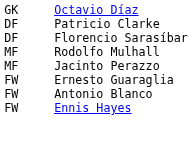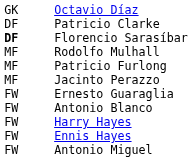(11, 38) normal -> (11, 38) bold
+ row: (110, 66)
+ row: (93, 122)
+ row: (103, 150)
